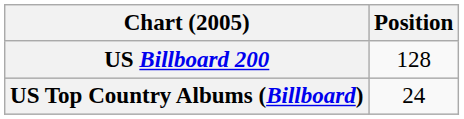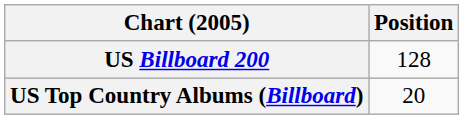(414, 95) 24 -> (414, 95) 20
